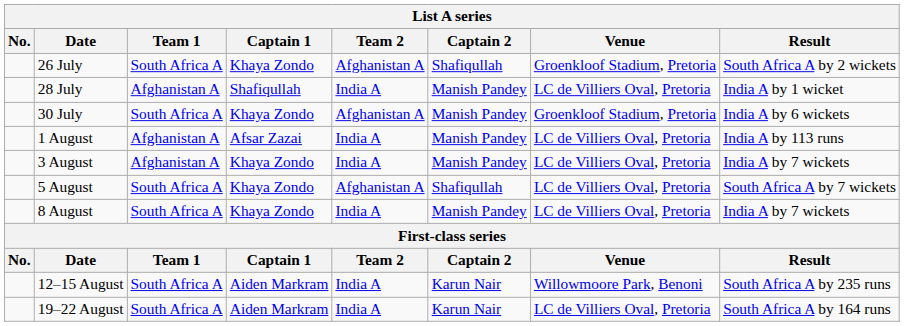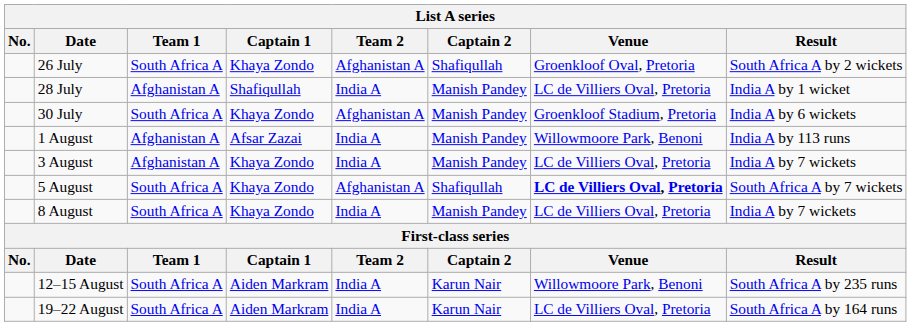(625, 65) Groenkloof Stadium, Pretoria -> (614, 65) Groenkloof Oval, Pretoria
(622, 138) LC de Villiers Oval, Pretoria -> (618, 138) Willowmoore Park, Benoni
(622, 187) normal -> (628, 187) bold
